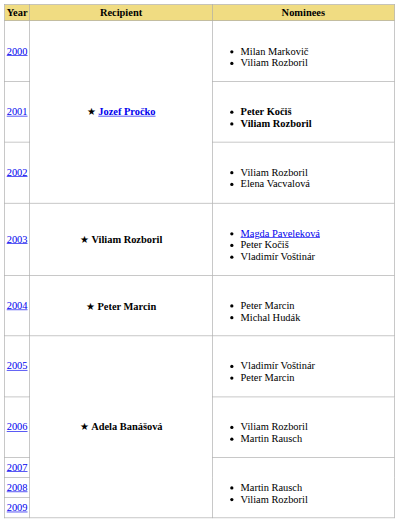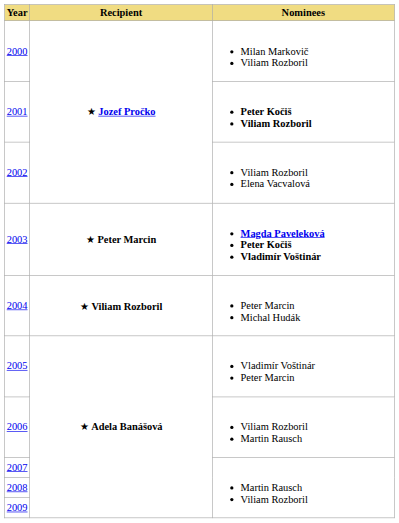(121, 239) ★ Viliam Rozboril -> (121, 239) ★ Peter Marcin
(303, 245) normal -> (303, 245) bold
(121, 306) ★ Peter Marcin -> (121, 306) ★ Viliam Rozboril
